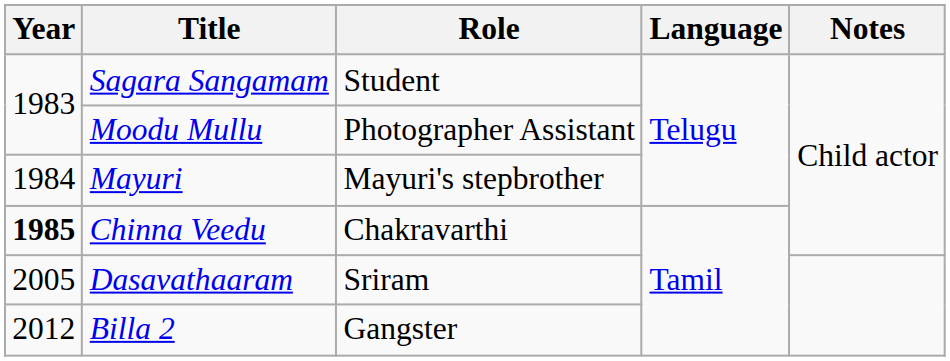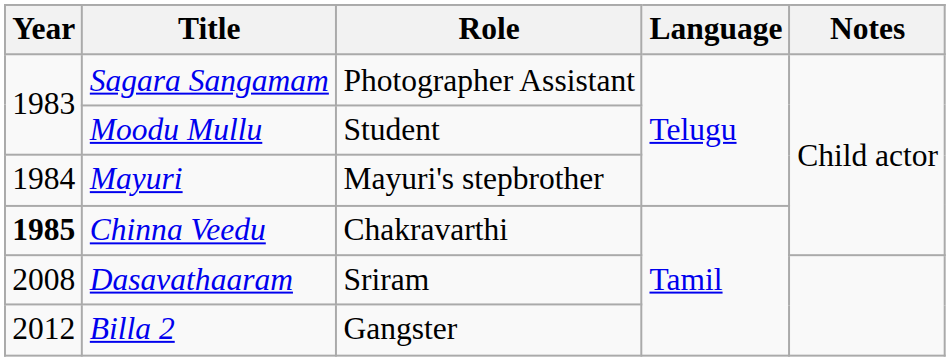(392, 79) Student -> (489, 79) Photographer Assistant
(489, 129) Photographer Assistant -> (392, 129) Student
(44, 279) 2005 -> (44, 279) 2008
